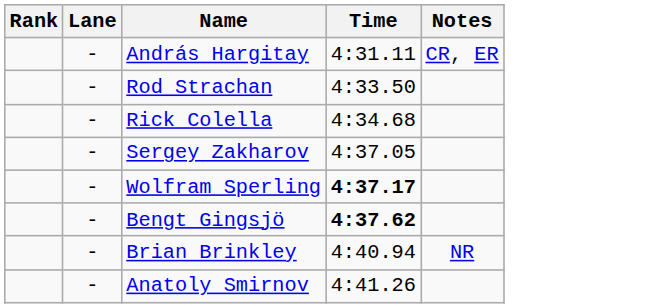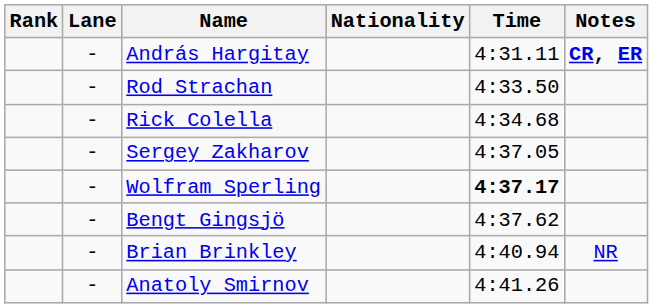+ column: (398, 21)
(462, 54) normal -> (606, 54) bold
(373, 220) bold -> (517, 220) normal
